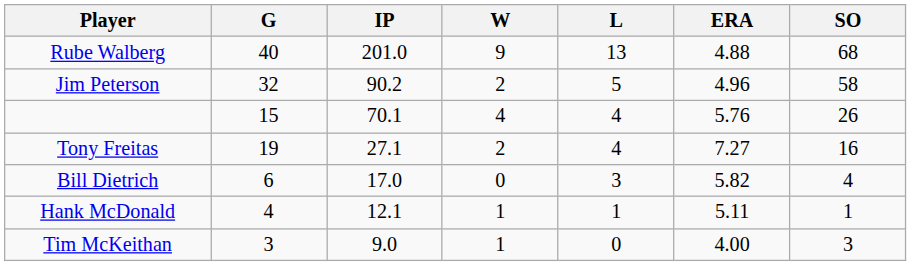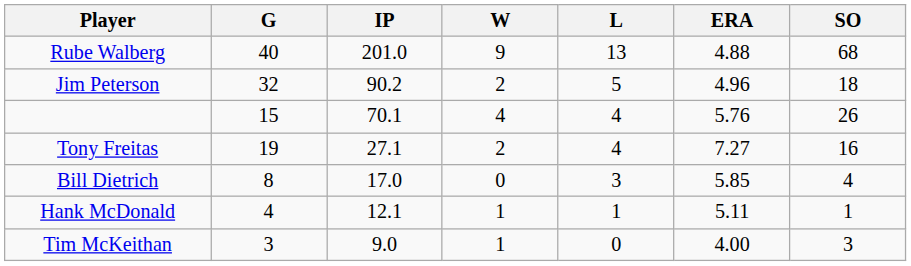(848, 84) 58 -> (848, 84) 18
(269, 180) 6 -> (269, 180) 8
(732, 180) 5.82 -> (732, 180) 5.85
